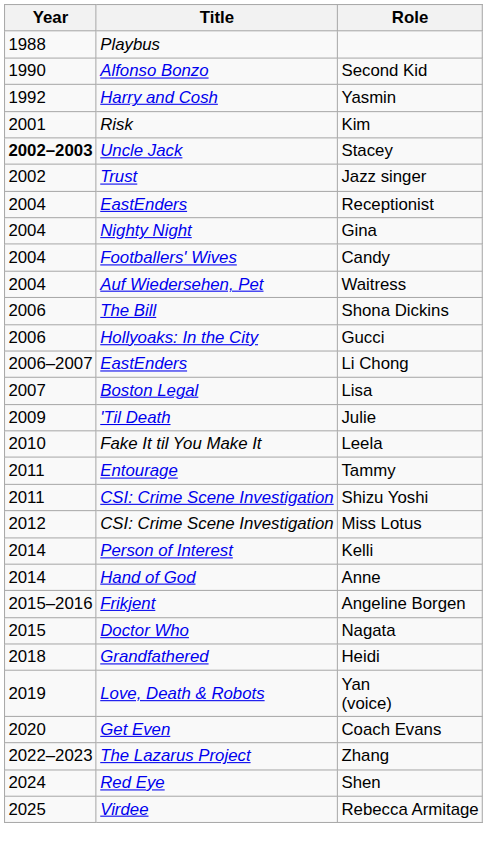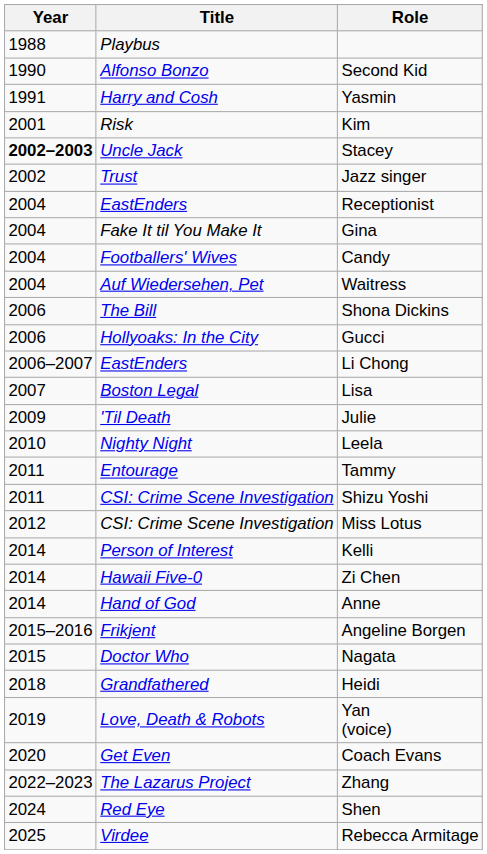(27, 97) 1992 -> (27, 97) 1991
(146, 230) Nighty Night -> (181, 230) Fake It til You Make It
(181, 444) Fake It til You Make It -> (146, 444) Nighty Night
+ row: (371, 577)
